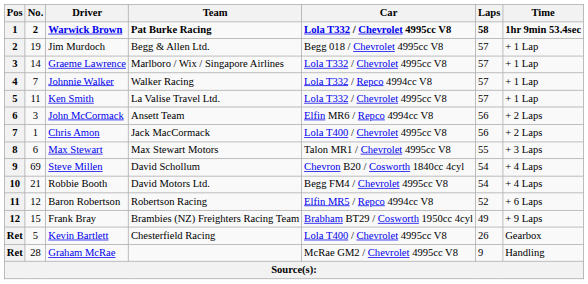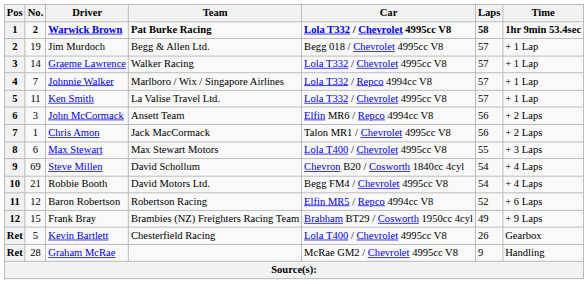(207, 64) Marlboro / Wix / Singapore Airlines -> (162, 64) Walker Racing
(162, 81) Walker Racing -> (207, 81) Marlboro / Wix / Singapore Airlines
(375, 133) Lola T400 / Chevrolet 4995cc V8 -> (377, 133) Talon MR1 / Chevrolet 4995cc V8
(377, 150) Talon MR1 / Chevrolet 4995cc V8 -> (375, 150) Lola T400 / Chevrolet 4995cc V8
